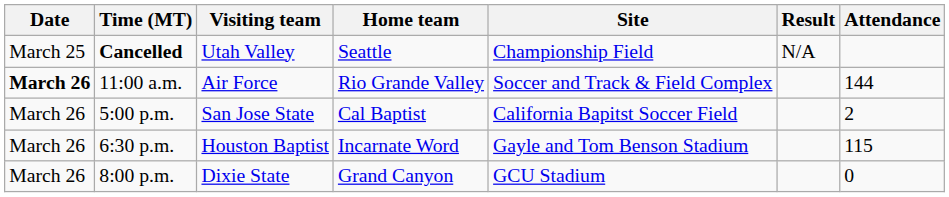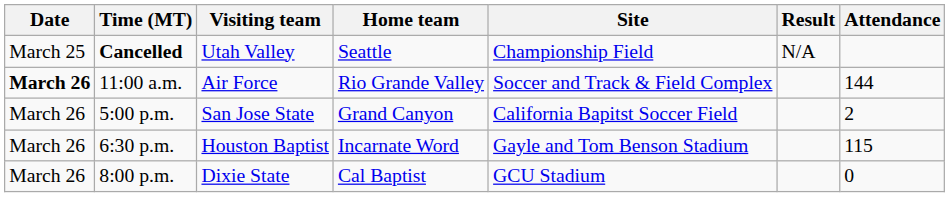(382, 113) Cal Baptist -> (396, 113) Grand Canyon
(396, 176) Grand Canyon -> (382, 176) Cal Baptist
